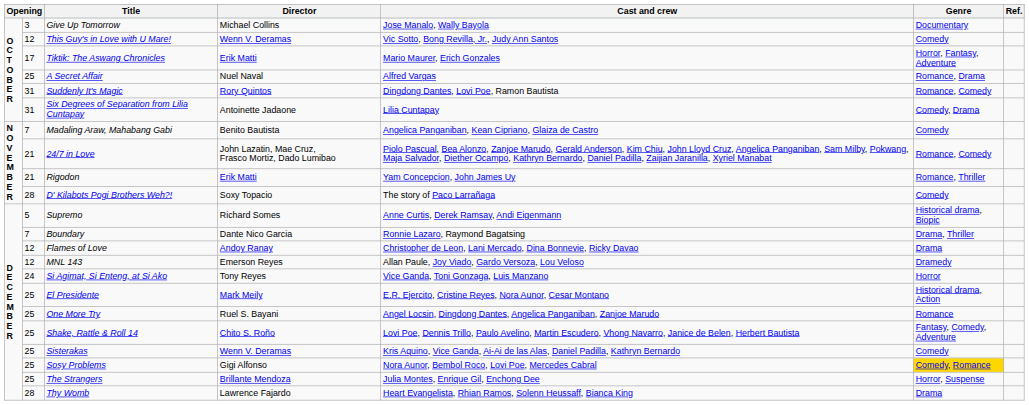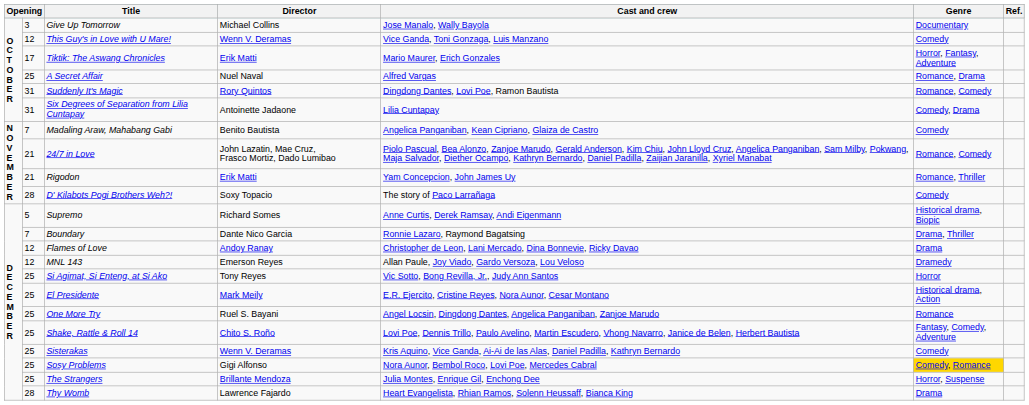(471, 39) Vic Sotto, Bong Revilla, Jr., Judy Ann Santos -> (466, 39) Vice Ganda, Toni Gonzaga, Luis Manzano
(29, 276) 24 -> (29, 276) 25
(466, 276) Vice Ganda, Toni Gonzaga, Luis Manzano -> (471, 276) Vic Sotto, Bong Revilla, Jr., Judy Ann Santos
